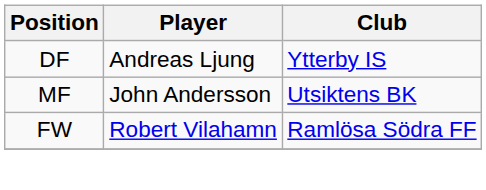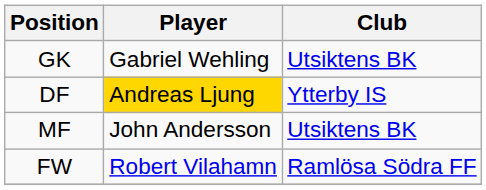+ row: (54, 58)
(182, 58) no background -> (182, 94) gold background
